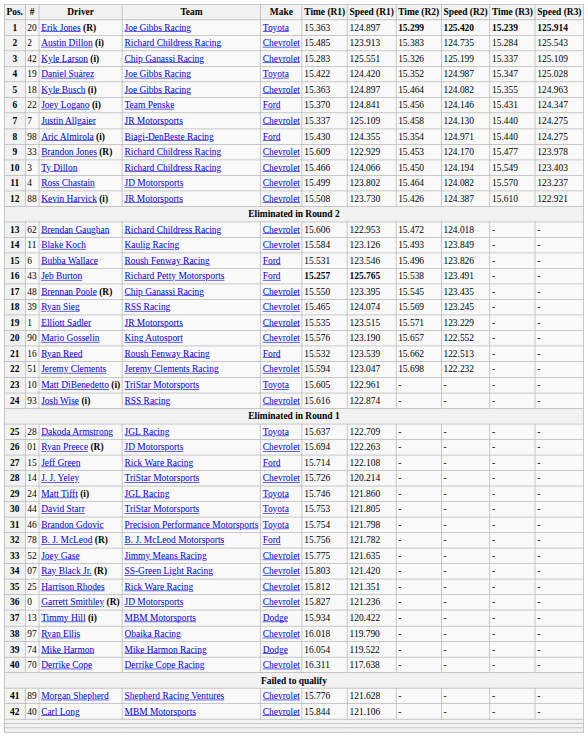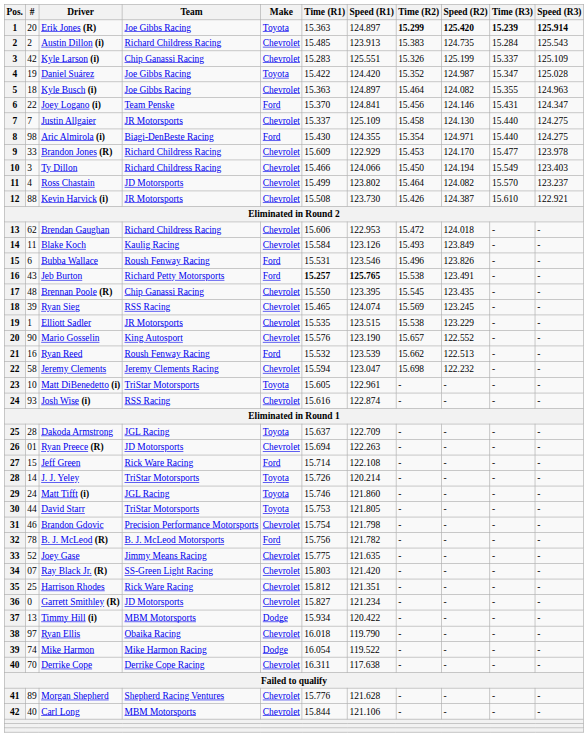(411, 323) 15.571 -> (411, 323) 15.538
(32, 369) 51 -> (32, 369) 58
(281, 478) Chevrolet -> (276, 478) Toyota
(276, 525) Toyota -> (281, 525) Chevrolet
(365, 602) 121.236 -> (365, 602) 121.234
